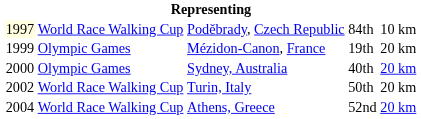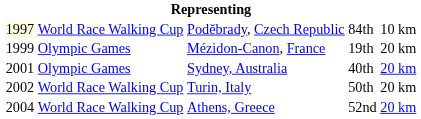(20, 68) 2000 -> (20, 68) 2001
